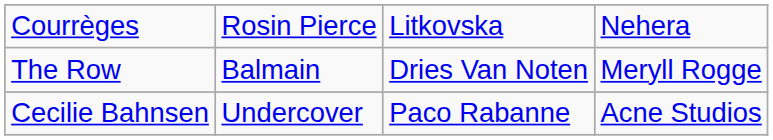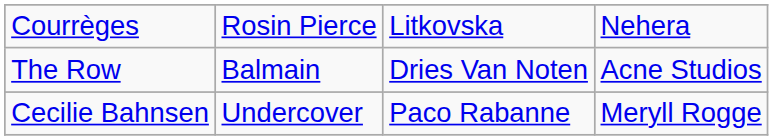(681, 69) Meryll Rogge -> (681, 69) Acne Studios
(681, 112) Acne Studios -> (681, 112) Meryll Rogge
